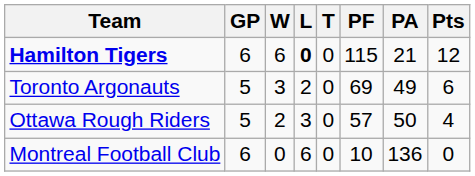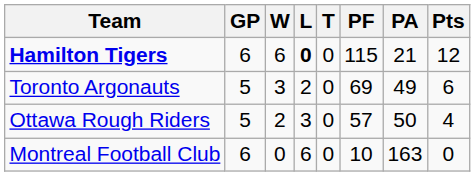(405, 154) 136 -> (405, 154) 163
